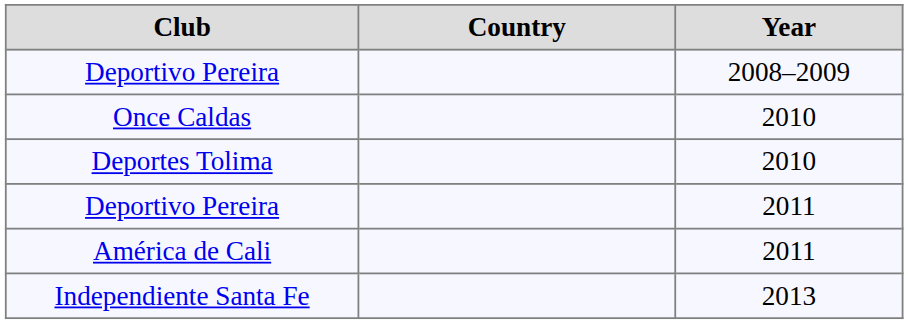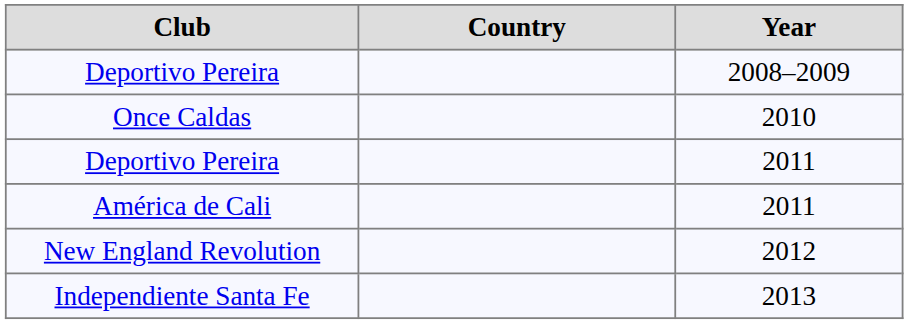- row: (182, 161)
+ row: (182, 250)
